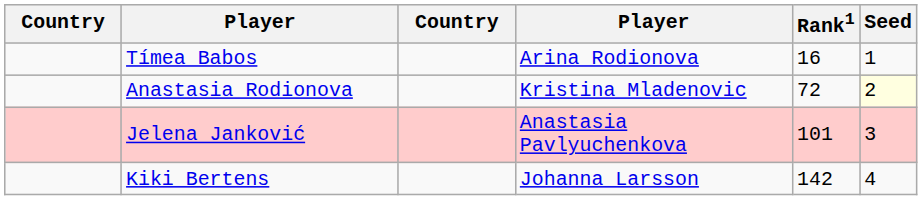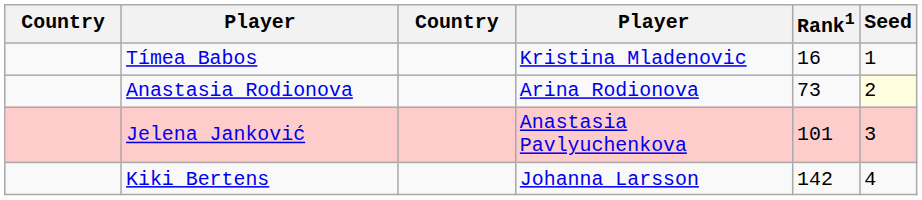(609, 58) Arina Rodionova -> (633, 58) Kristina Mladenovic
(633, 91) Kristina Mladenovic -> (609, 91) Arina Rodionova
(809, 91) 72 -> (809, 91) 73
